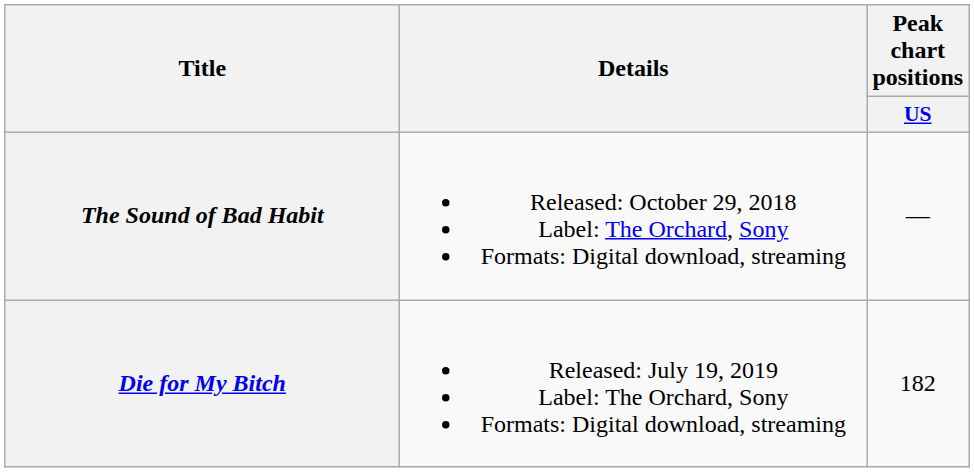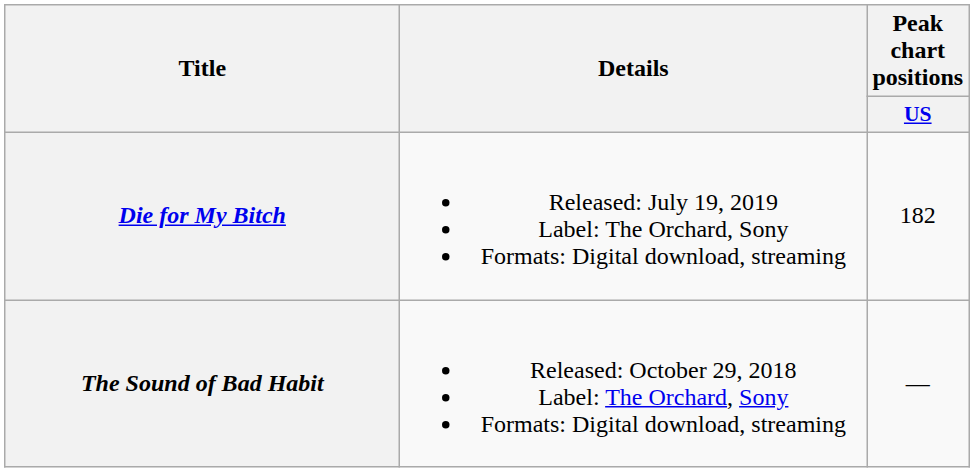rows swapped: (202, 215) <-> (202, 382)
